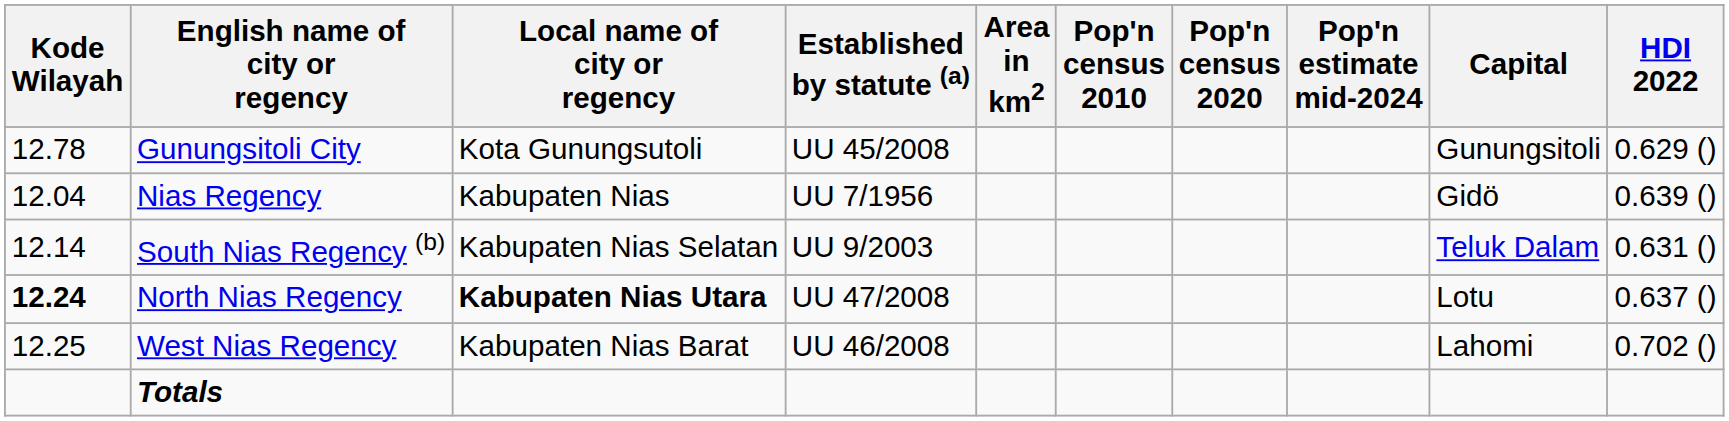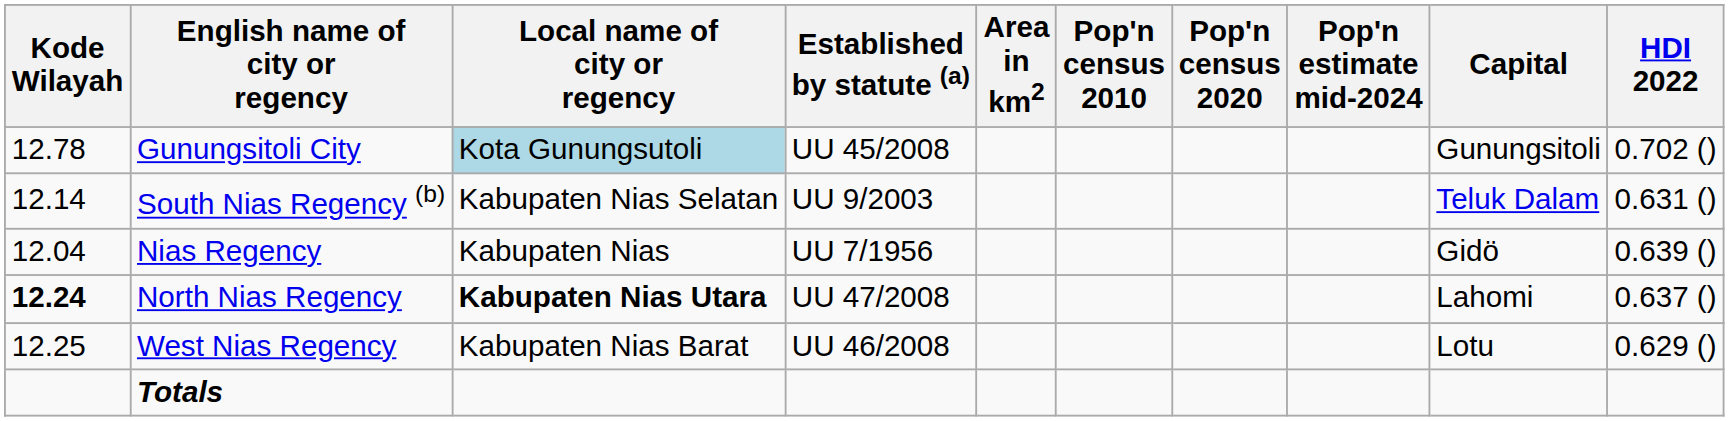(581, 149) no background -> (581, 149) lightblue background
(1666, 149) 0.629 () -> (1666, 149) 0.702 ()
rows swapped: (229, 196) <-> (291, 247)
(1465, 298) Lotu -> (1485, 298) Lahomi
(1485, 345) Lahomi -> (1465, 345) Lotu
(1666, 345) 0.702 () -> (1666, 345) 0.629 ()
